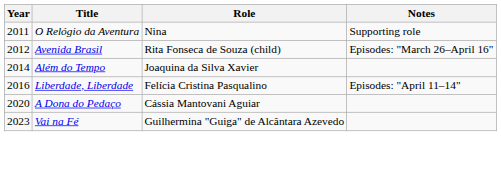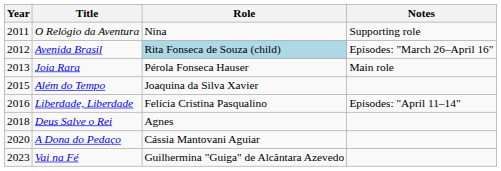(213, 49) no background -> (213, 49) lightblue background
+ row: (57, 67)
(18, 67) 2014 -> (18, 85) 2015
+ row: (74, 121)
